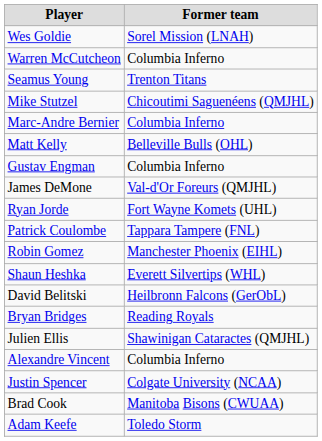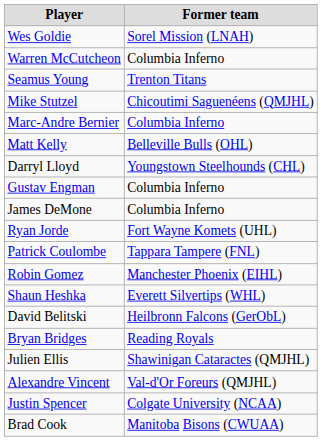+ row: (43, 166)
(202, 187) Val-d'Or Foreurs (QMJHL) -> (176, 209) Columbia Inferno
(176, 360) Columbia Inferno -> (202, 381) Val-d'Or Foreurs (QMJHL)
- row: (42, 425)
